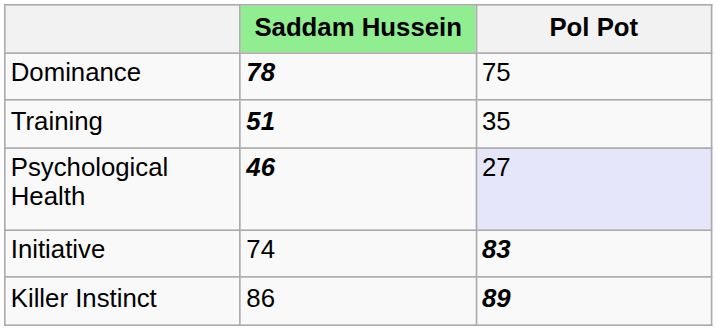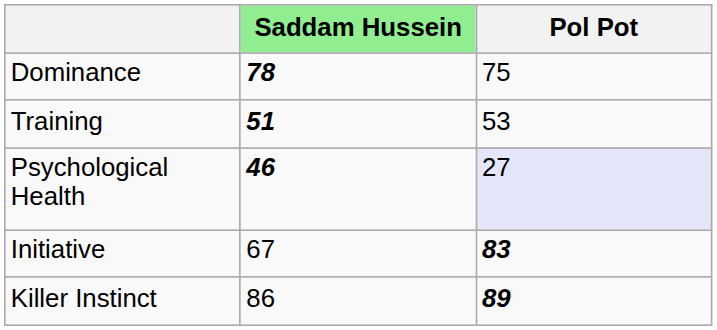(496, 120) 35 -> (496, 120) 53
(261, 249) 74 -> (261, 249) 67
